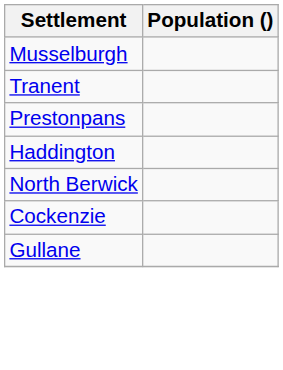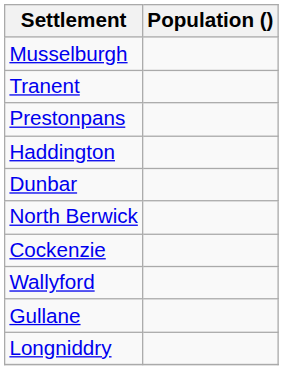+ row: (43, 184)
+ row: (52, 282)
+ row: (60, 348)
